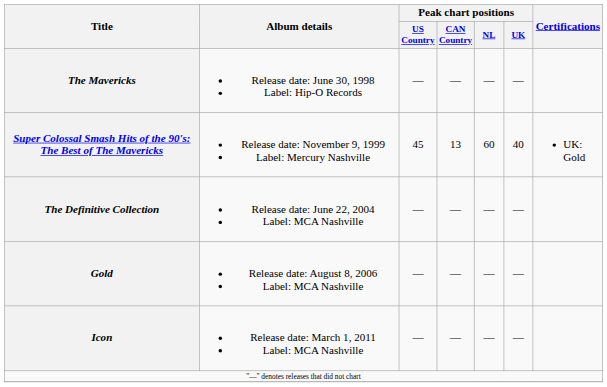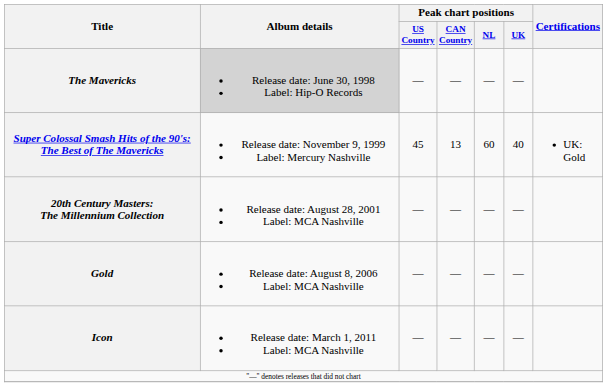(299, 87) no background -> (300, 87) lightgrey background
+ row: (102, 209)
- row: (102, 209)
